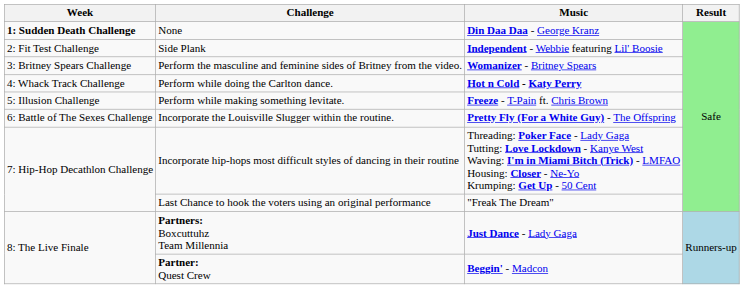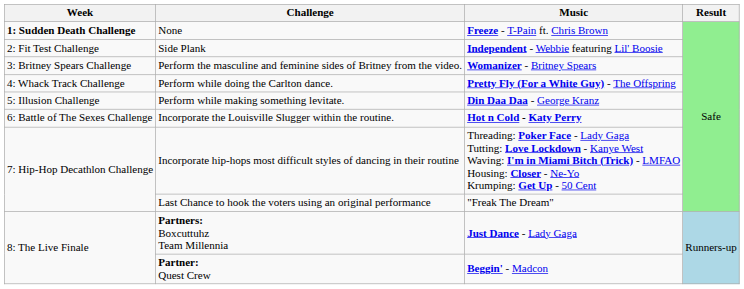(533, 30) Din Daa Daa - George Kranz -> (538, 30) Freeze - T-Pain ft. Chris Brown
(524, 83) Hot n Cold - Katy Perry -> (571, 83) Pretty Fly (For a White Guy) - The Offspring
(538, 100) Freeze - T-Pain ft. Chris Brown -> (533, 100) Din Daa Daa - George Kranz
(571, 118) Pretty Fly (For a White Guy) - The Offspring -> (524, 118) Hot n Cold - Katy Perry
